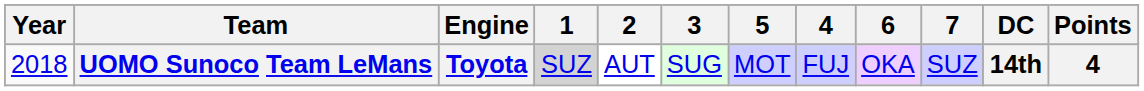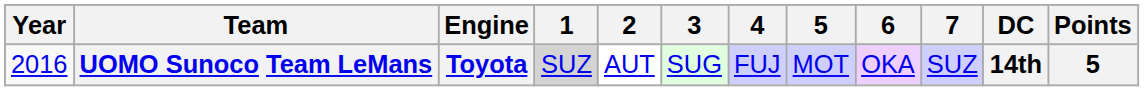columns swapped: (826, 25) <-> (762, 25)
(39, 65) 2018 -> (39, 65) 2016
(1093, 65) 4 -> (1093, 65) 5
